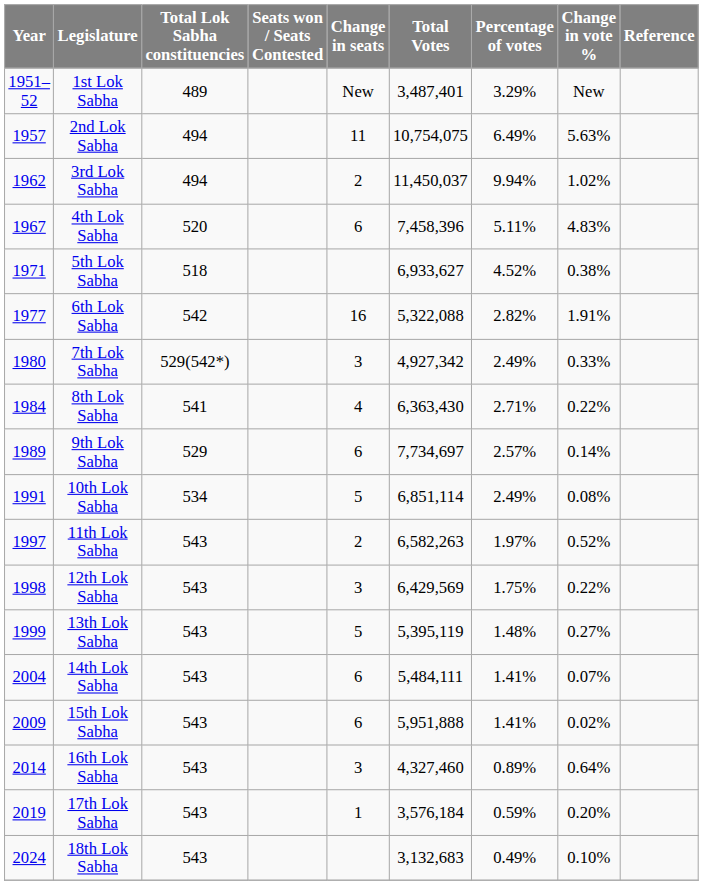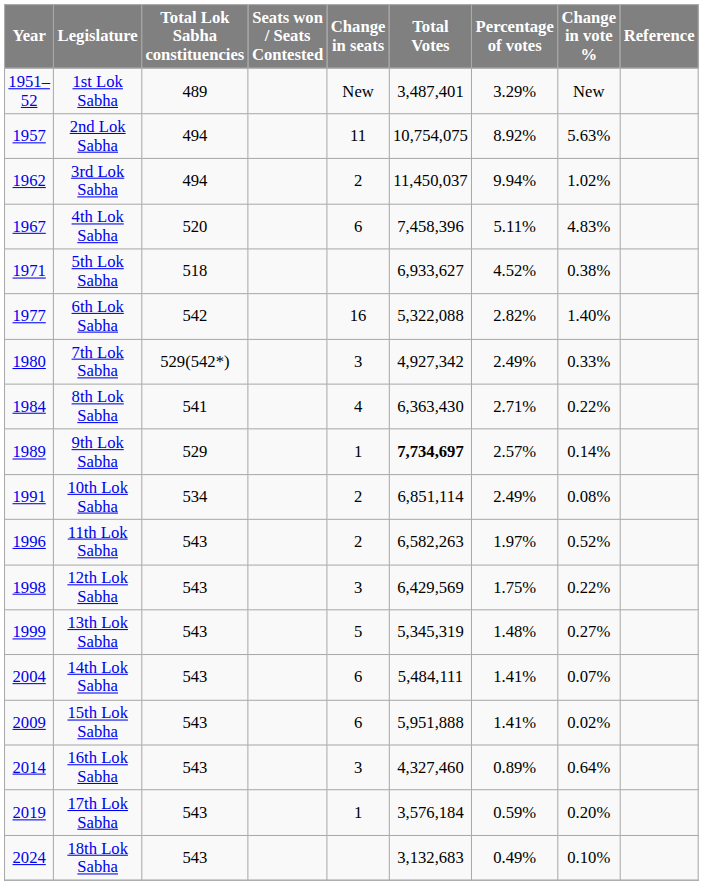(515, 135) 6.49% -> (515, 135) 8.92%
(589, 316) 1.91% -> (589, 316) 1.40%
(358, 451) 6 -> (358, 451) 1
(430, 451) normal -> (430, 451) bold
(358, 496) 5 -> (358, 496) 2
(29, 541) 1997 -> (29, 541) 1996
(430, 632) 5,395,119 -> (430, 632) 5,345,319
